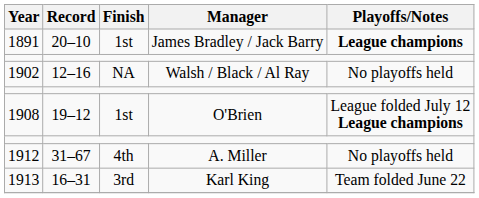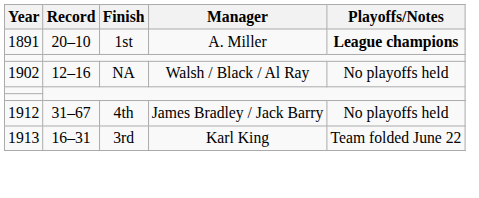(238, 41) James Bradley / Jack Barry -> (238, 41) A. Miller
- row: (24, 114)
(238, 155) A. Miller -> (238, 113) James Bradley / Jack Barry
